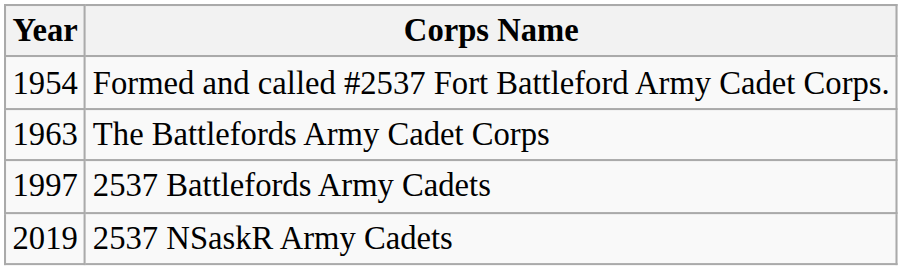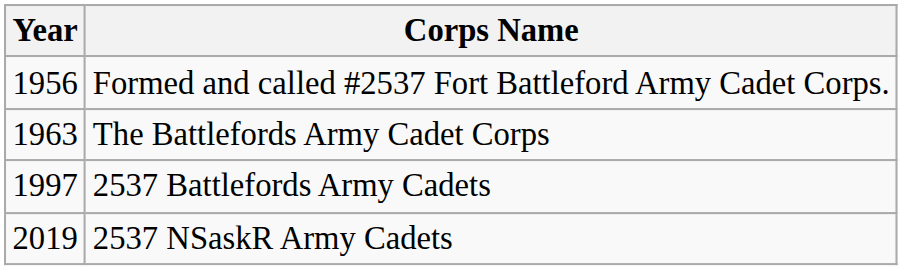(45, 82) 1954 -> (45, 82) 1956
